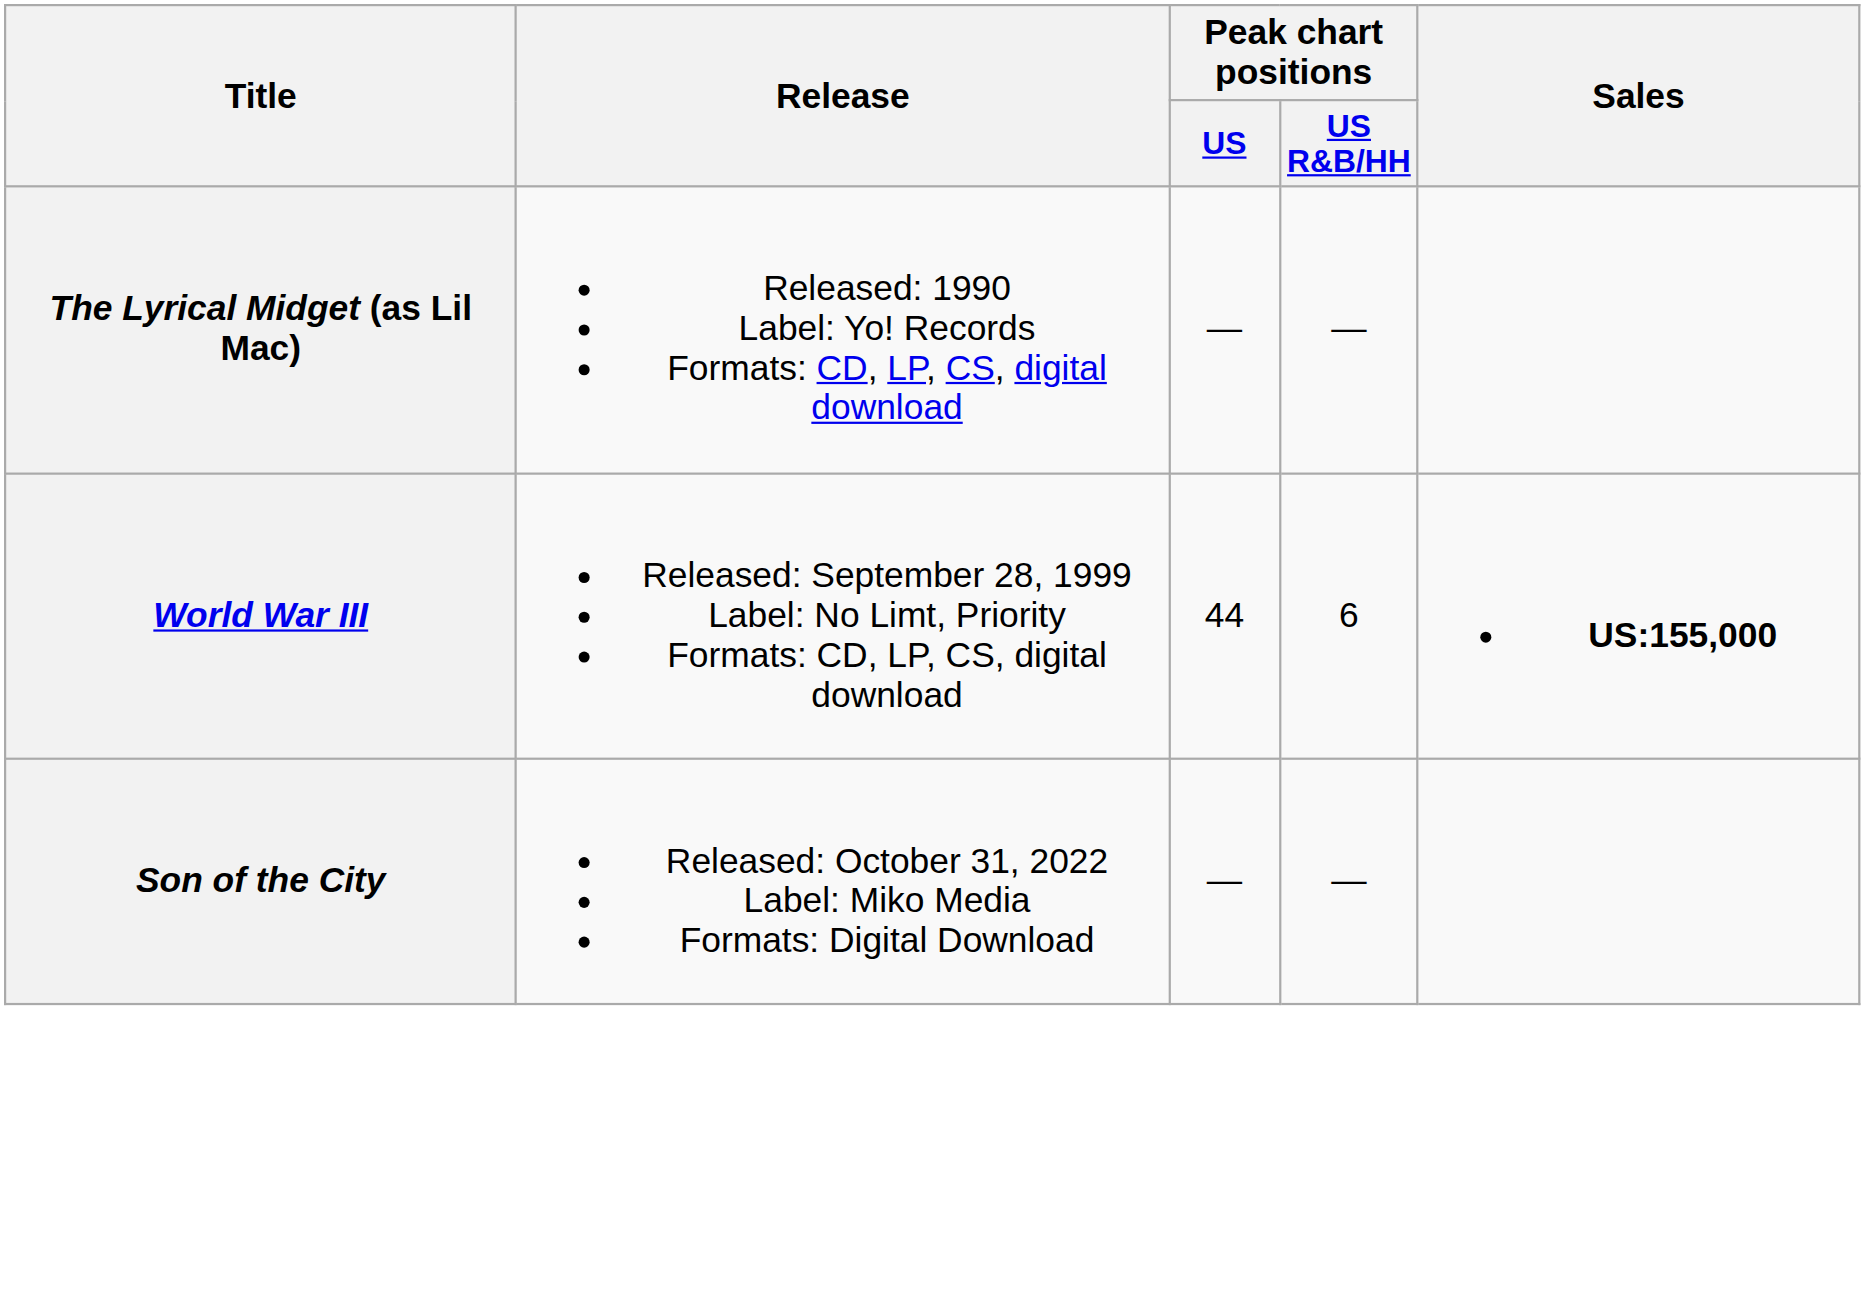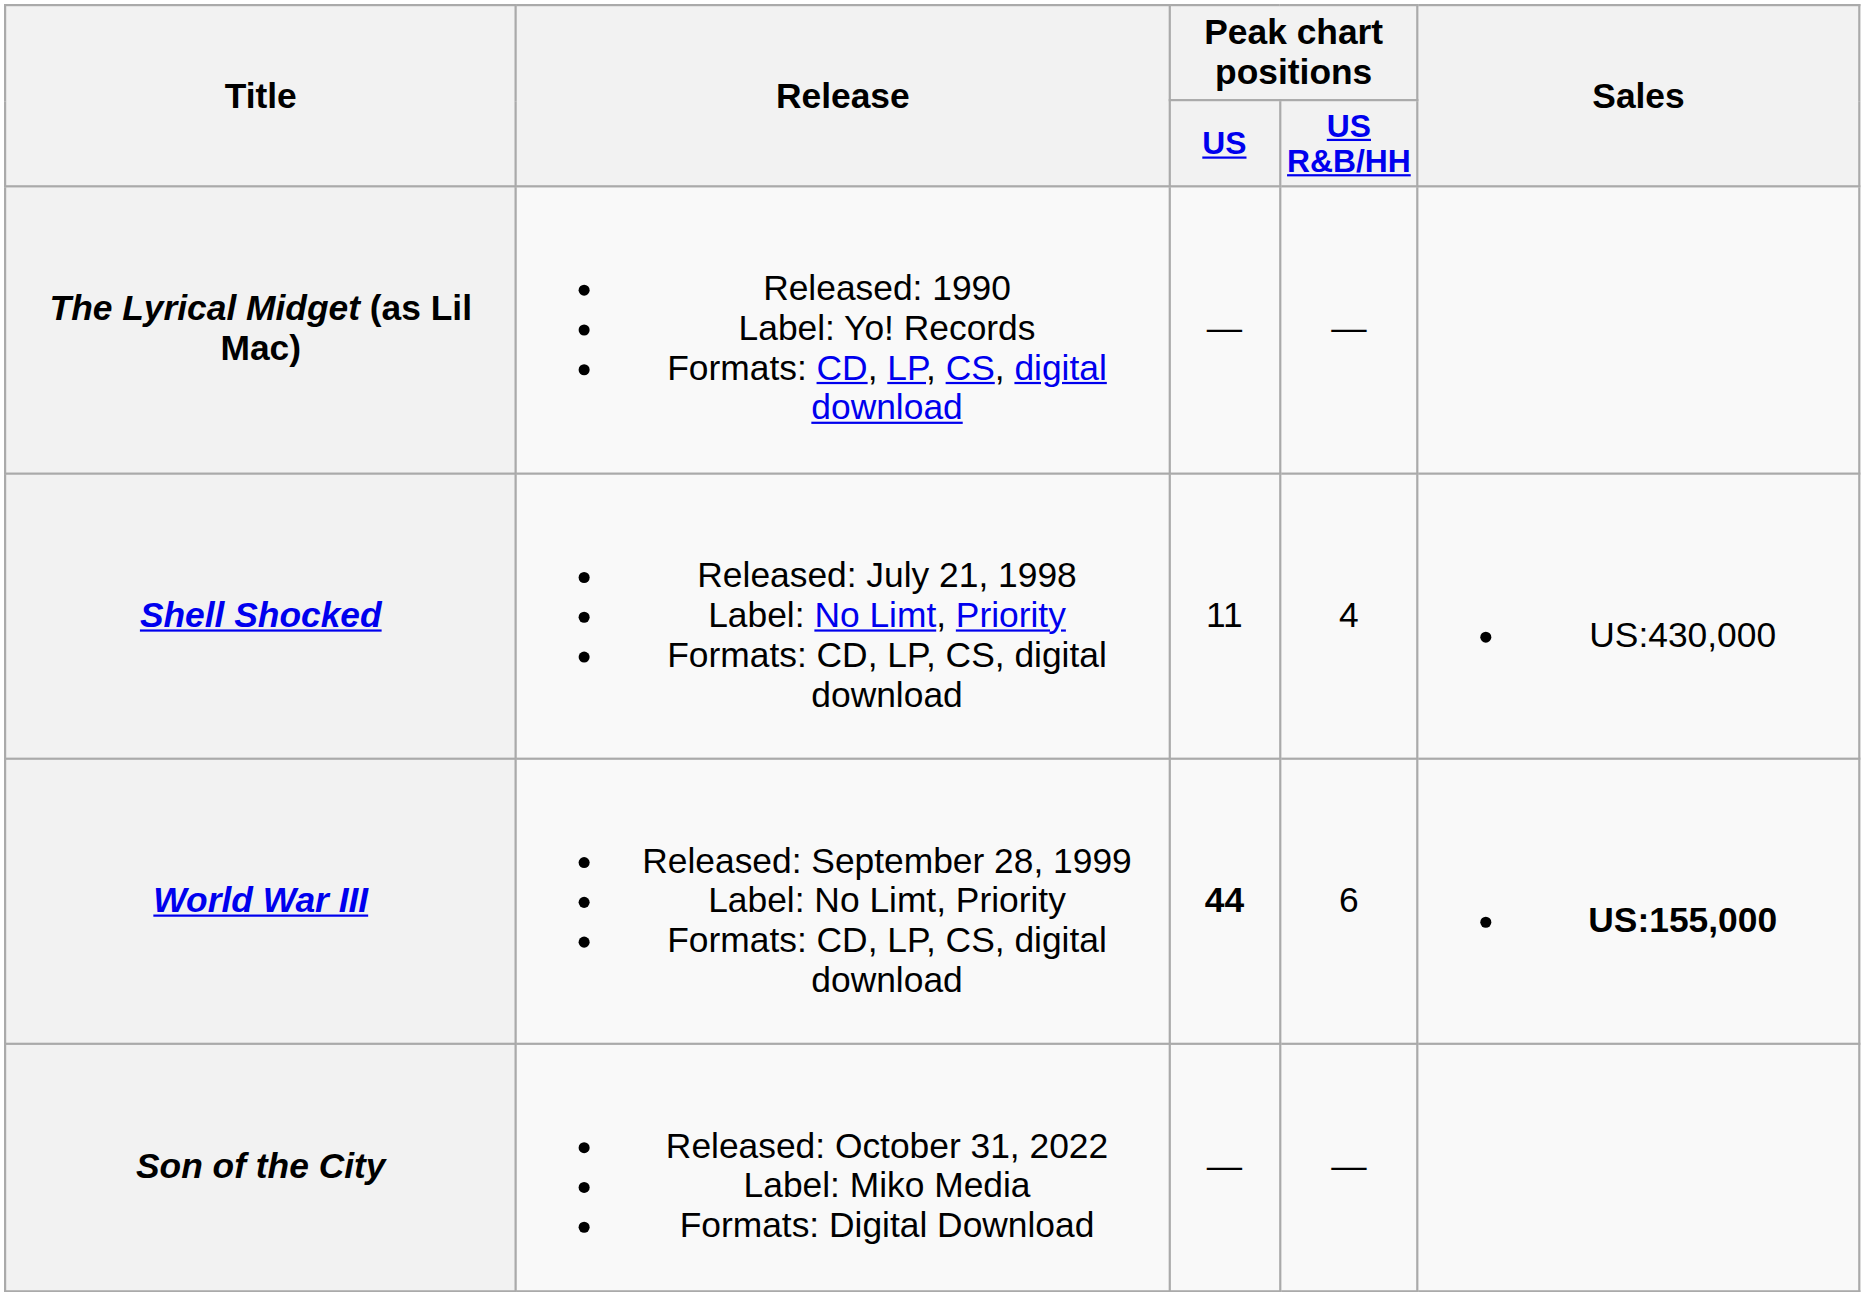+ row: (261, 614)
(1224, 614) normal -> (1224, 900) bold
